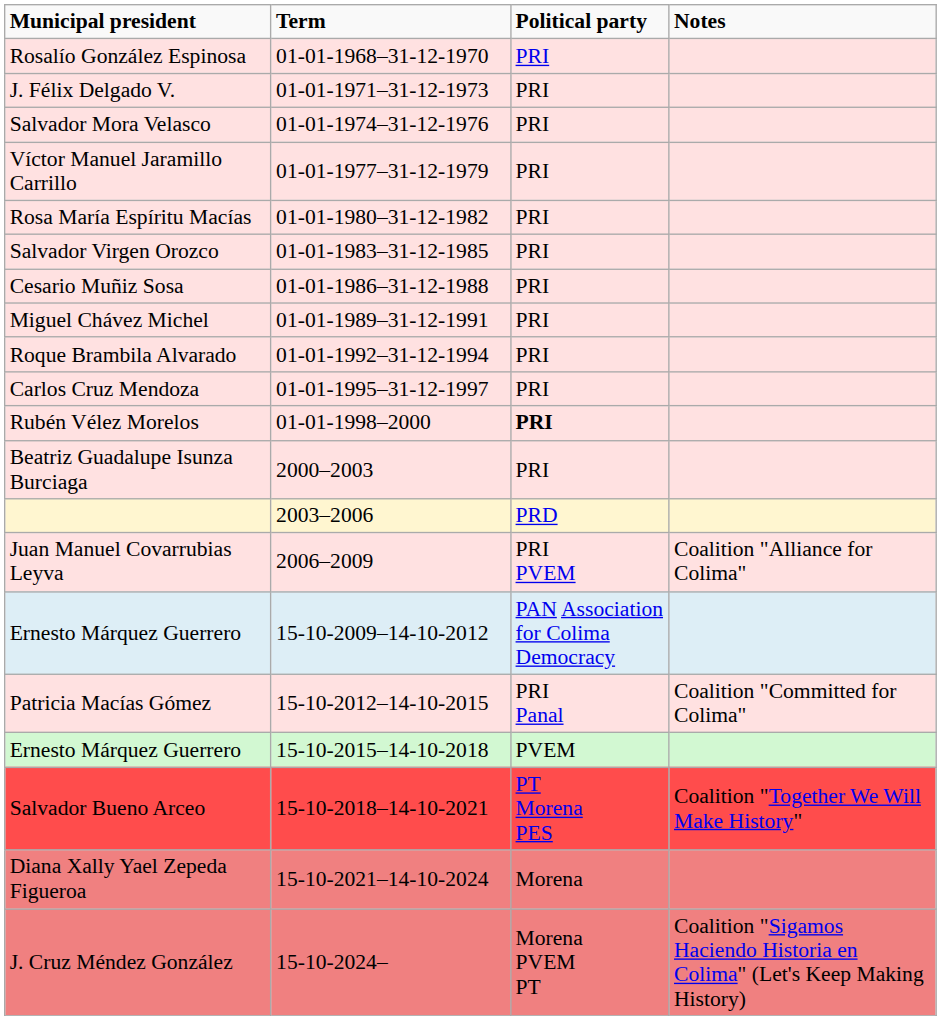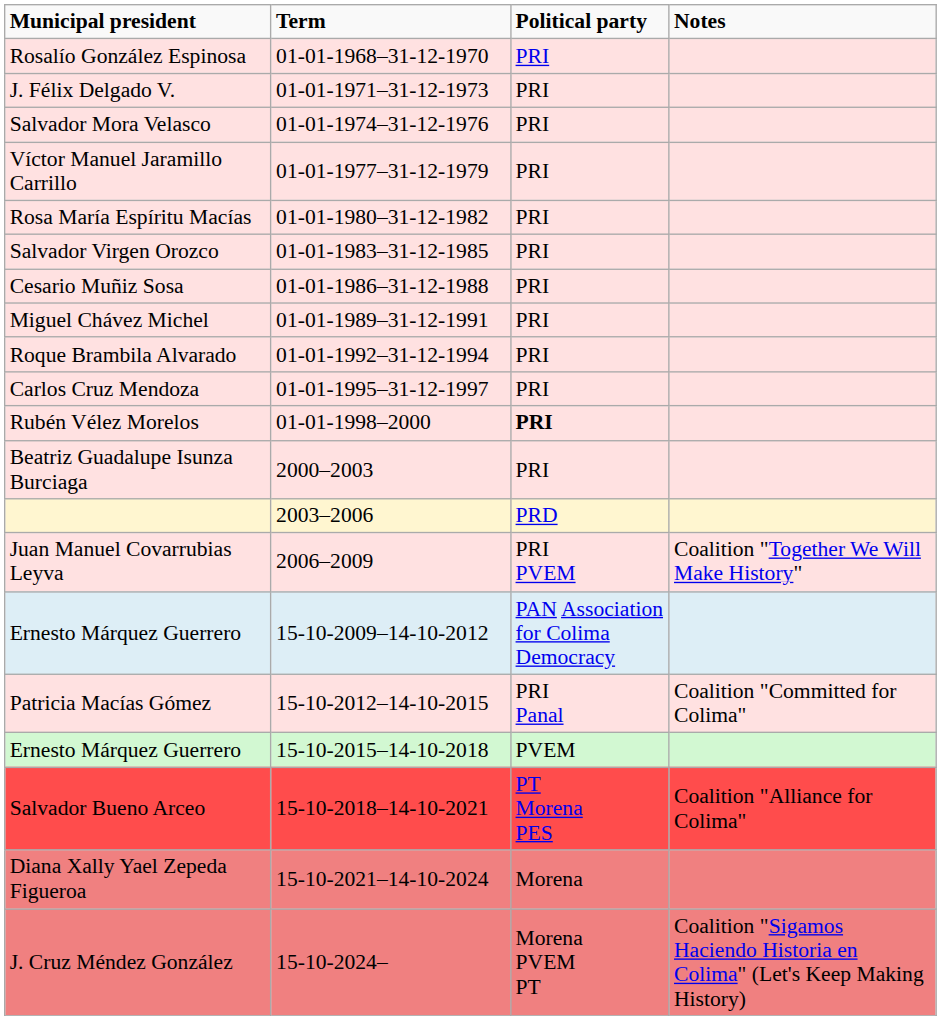(773, 561) Coalition "Alliance for Colima" -> (797, 561) Coalition "Together We Will Make History"
(797, 808) Coalition "Together We Will Make History" -> (773, 808) Coalition "Alliance for Colima"
